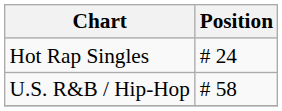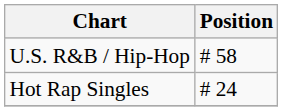rows swapped: (100, 88) <-> (79, 55)
